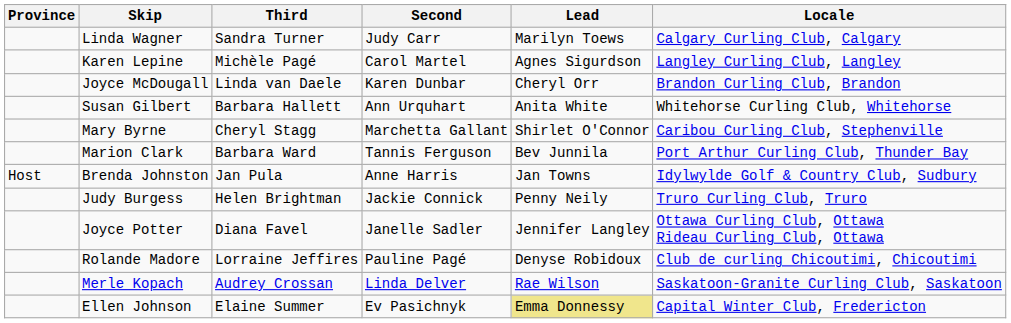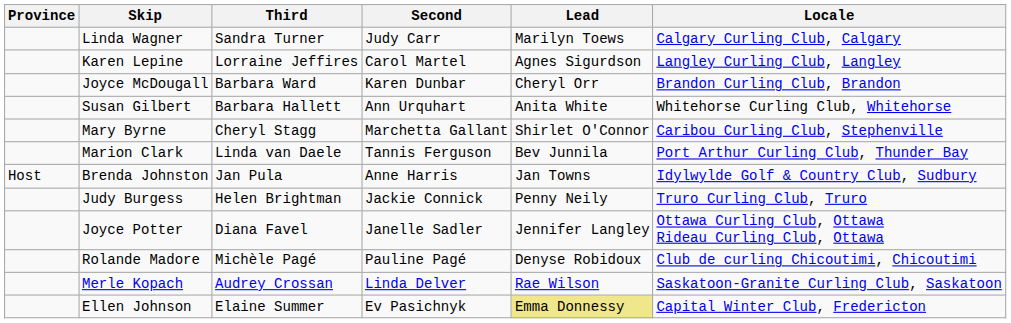(266, 62) Michèle Pagé -> (287, 62) Lorraine Jeffires
(278, 85) Linda van Daele -> (266, 85) Barbara Ward
(266, 153) Barbara Ward -> (278, 153) Linda van Daele
(287, 261) Lorraine Jeffires -> (266, 261) Michèle Pagé
